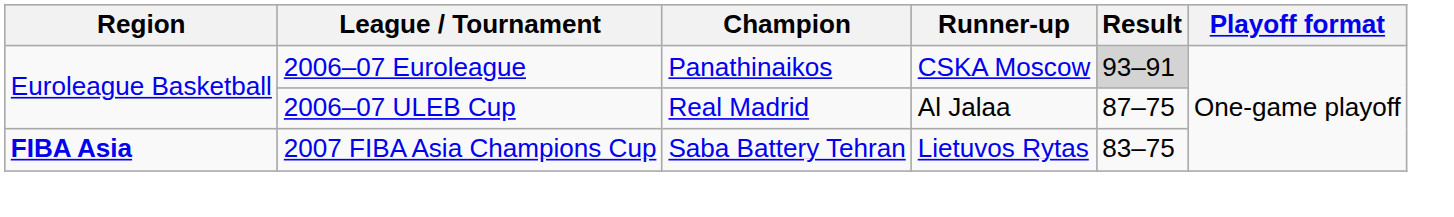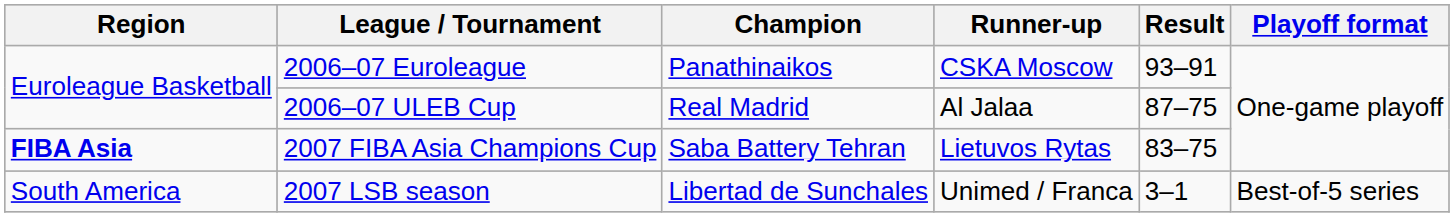(1139, 66) lightgrey background -> (1181, 66) no background
+ row: (387, 190)
